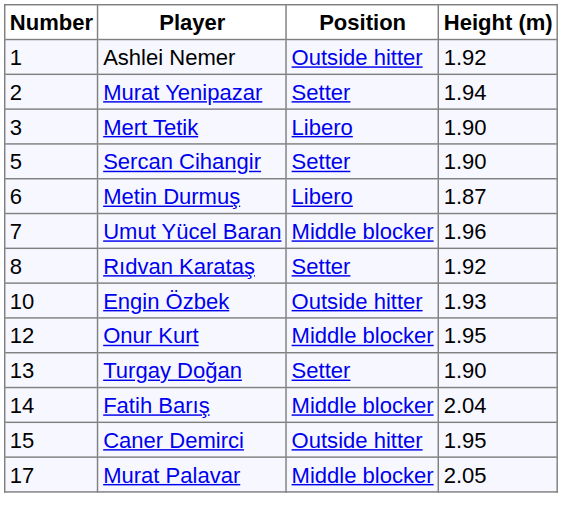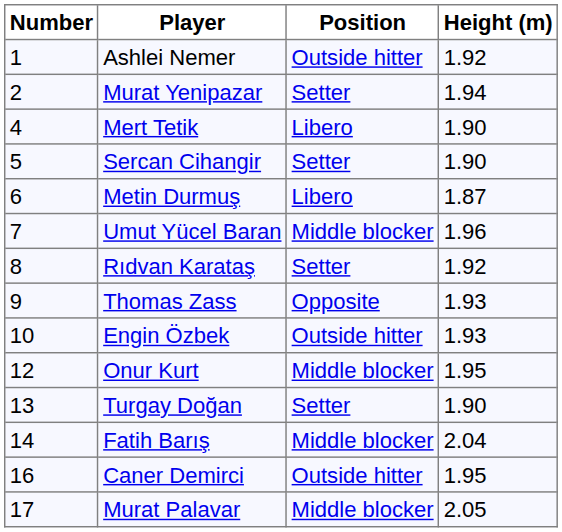(16, 127) 3 -> (16, 127) 4
+ row: (170, 301)
(22, 440) 15 -> (22, 475) 16
